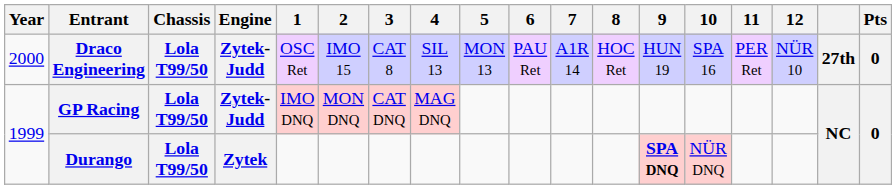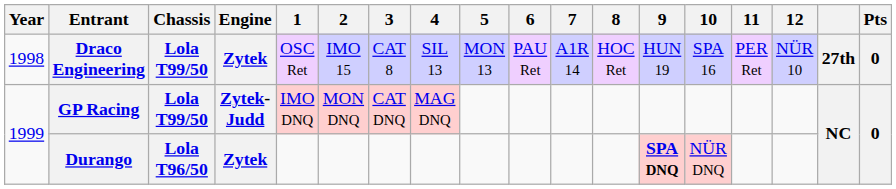(26, 59) 2000 -> (26, 59) 1998
(245, 59) Zytek-Judd -> (245, 59) Zytek
(182, 159) Lola T99/50 -> (182, 159) Lola T96/50
